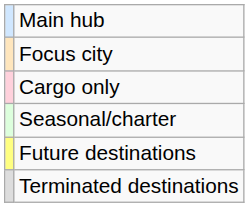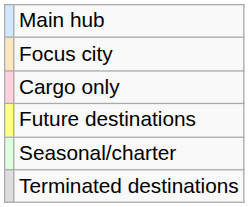rows swapped: (98, 119) <-> (107, 152)
